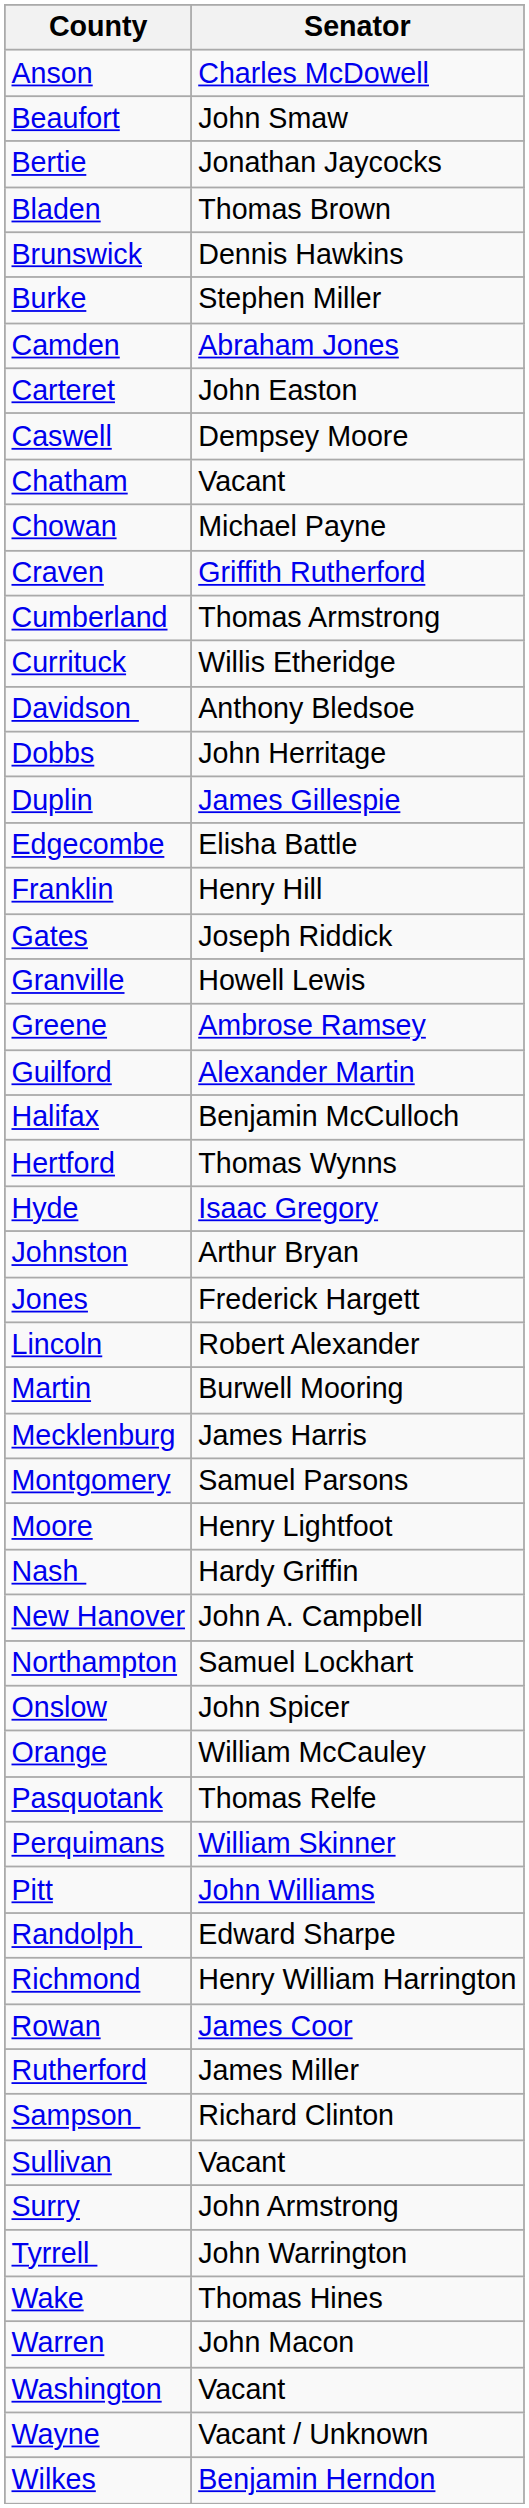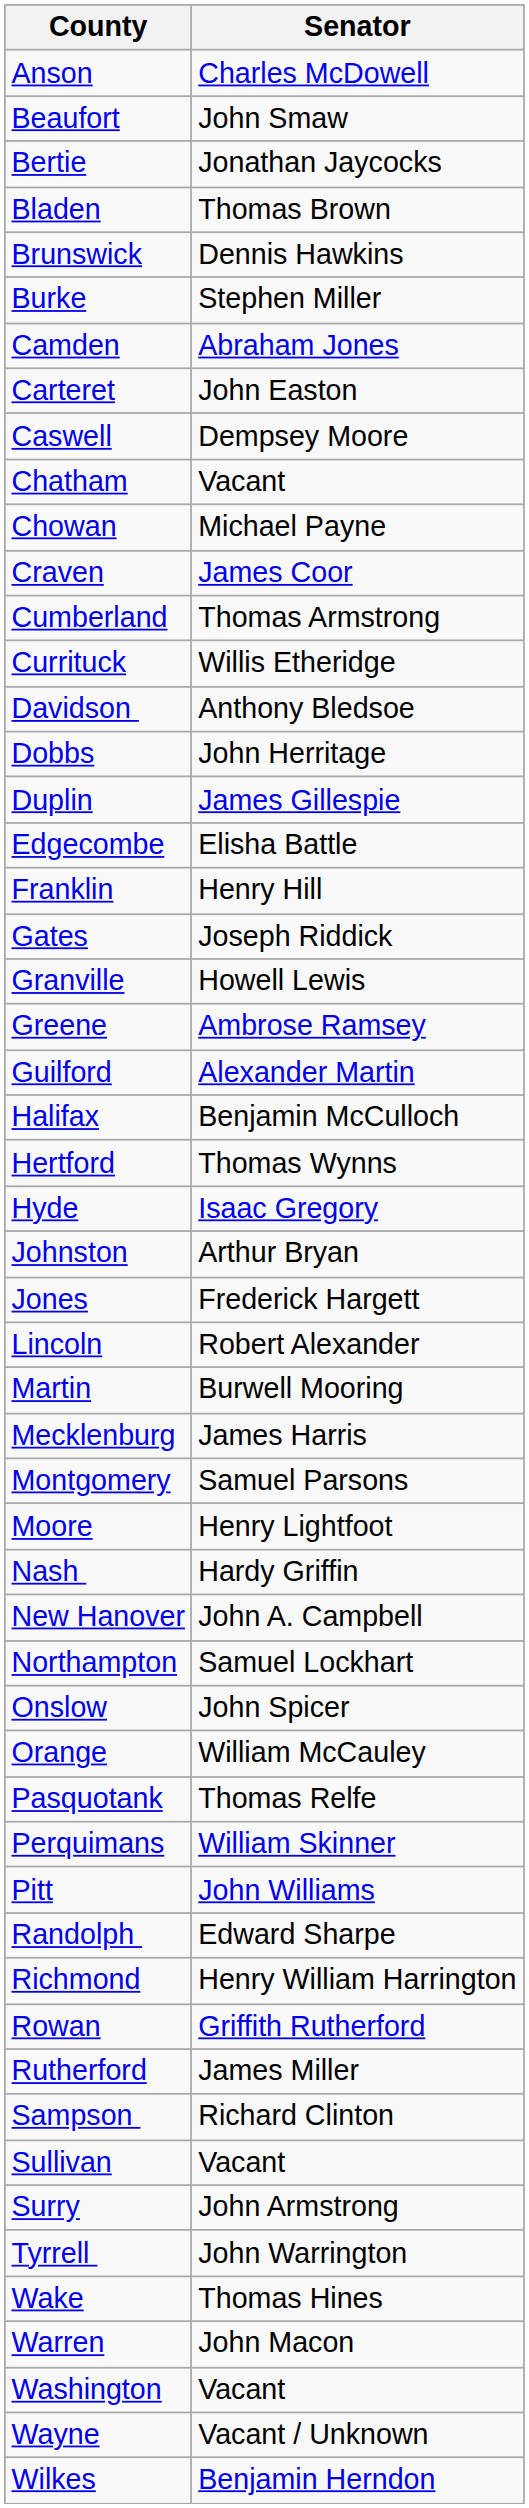(312, 572) Griffith Rutherford -> (275, 572) James Coor
(275, 2025) James Coor -> (312, 2025) Griffith Rutherford
